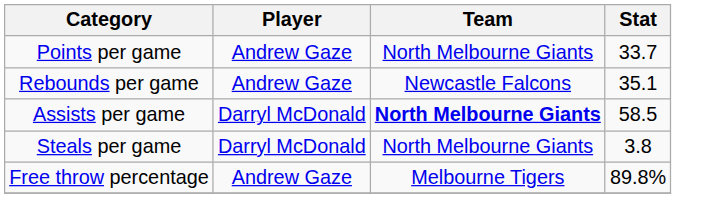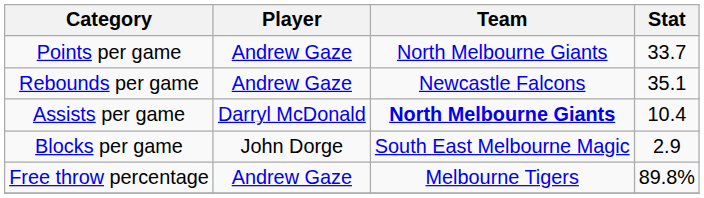(638, 114) 58.5 -> (667, 114) 10.4
- row: (109, 146)
+ row: (109, 146)
